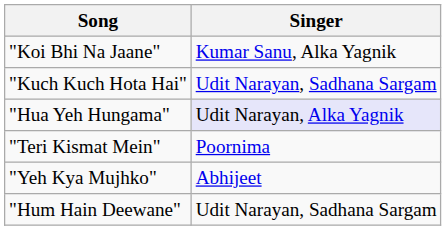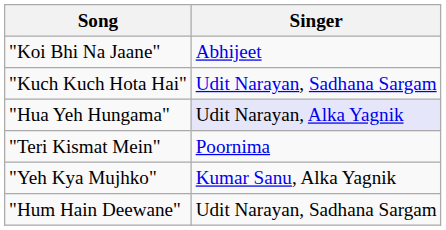(296, 52) Kumar Sanu, Alka Yagnik -> (229, 52) Abhijeet
(229, 178) Abhijeet -> (296, 178) Kumar Sanu, Alka Yagnik
